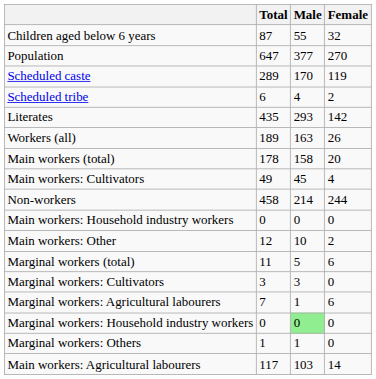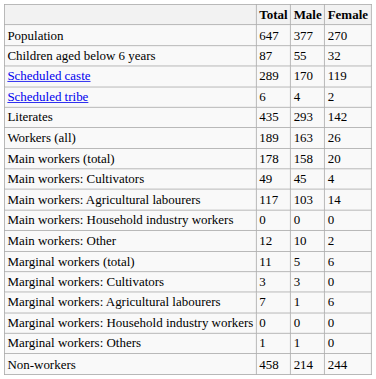rows swapped: (35, 55) <-> (82, 35)
rows swapped: (104, 364) <-> (42, 199)
(297, 323) lightgreen background -> (297, 323) no background
